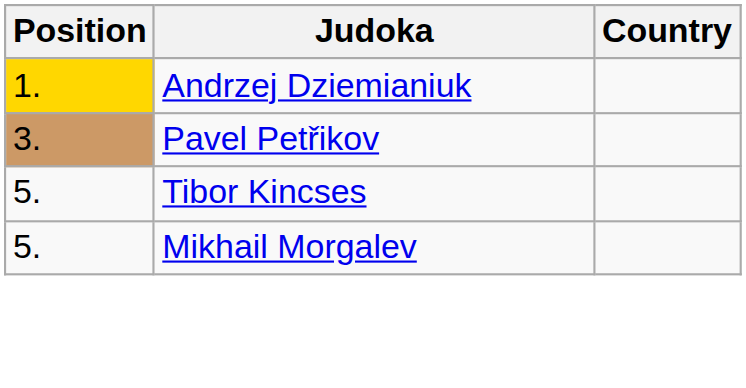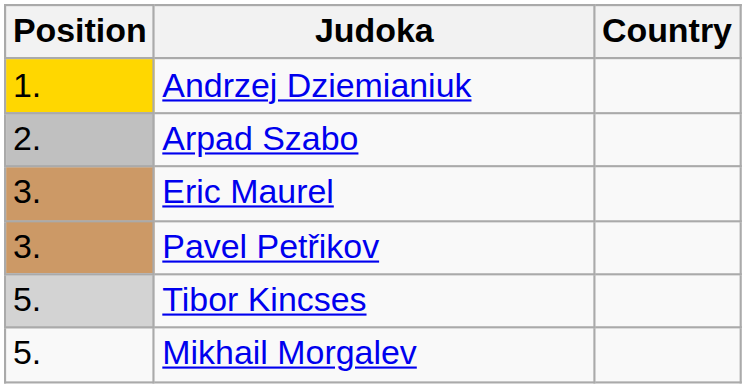+ row: (260, 138)
+ row: (248, 192)
(27, 192) no background -> (27, 300) lightgrey background
